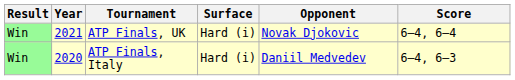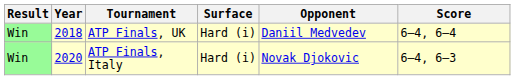(68, 33) 2021 -> (68, 33) 2018
(310, 33) Novak Djokovic -> (314, 33) Daniil Medvedev
(314, 58) Daniil Medvedev -> (310, 58) Novak Djokovic
